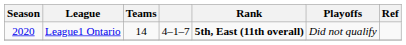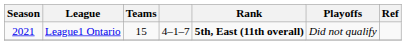(23, 31) 2020 -> (23, 31) 2021
(141, 31) 14 -> (141, 31) 15
